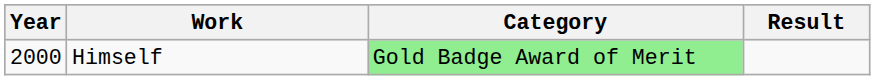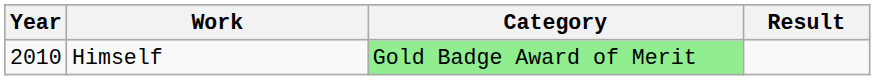(36, 58) 2000 -> (36, 58) 2010
